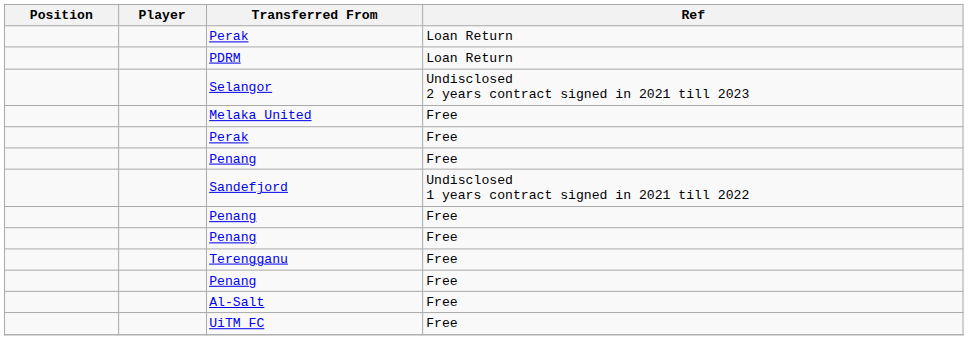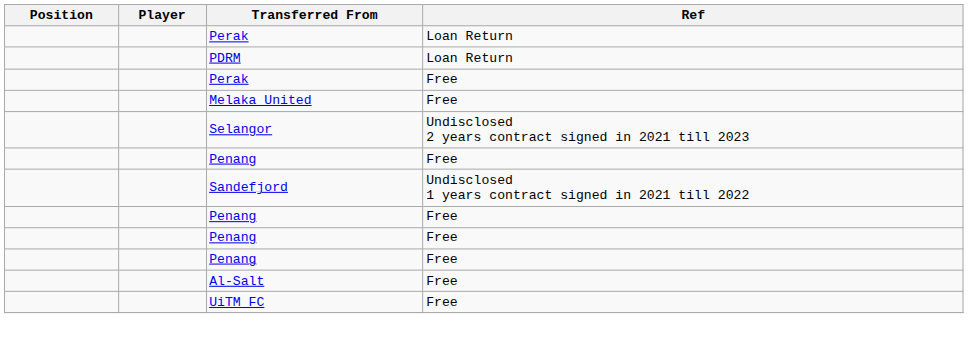rows swapped: (229, 137) <-> (241, 87)
- row: (249, 259)
